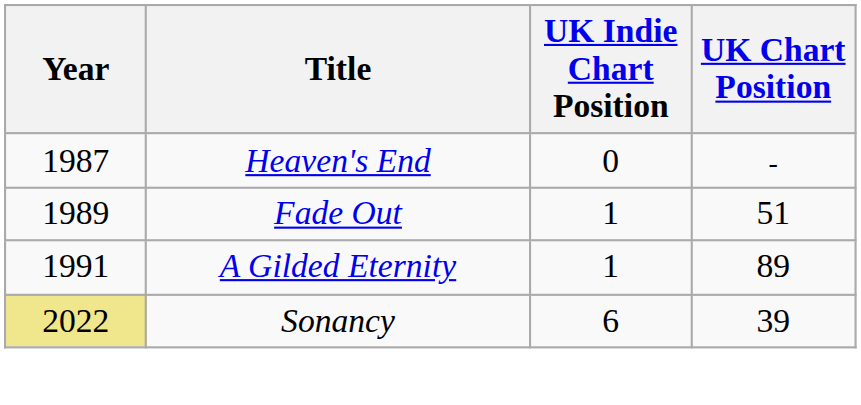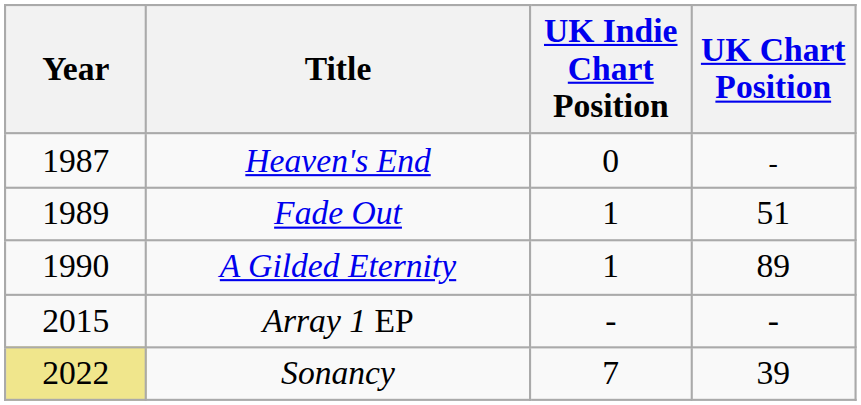(76, 266) 1991 -> (76, 266) 1990
+ row: (338, 319)
(611, 319) 6 -> (611, 373) 7
